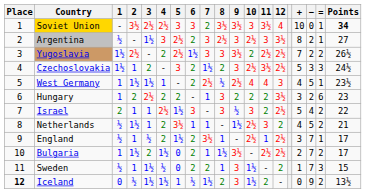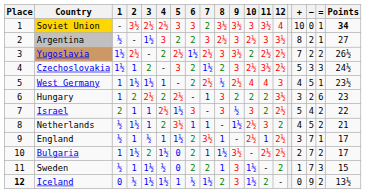(178, 40) 2½ -> (178, 40) 2
(207, 54) 3 -> (207, 54) 2½
(178, 97) 2 -> (178, 97) 2½
(163, 139) 2 -> (163, 139) 1
